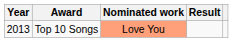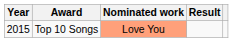(18, 29) 2013 -> (18, 29) 2015
